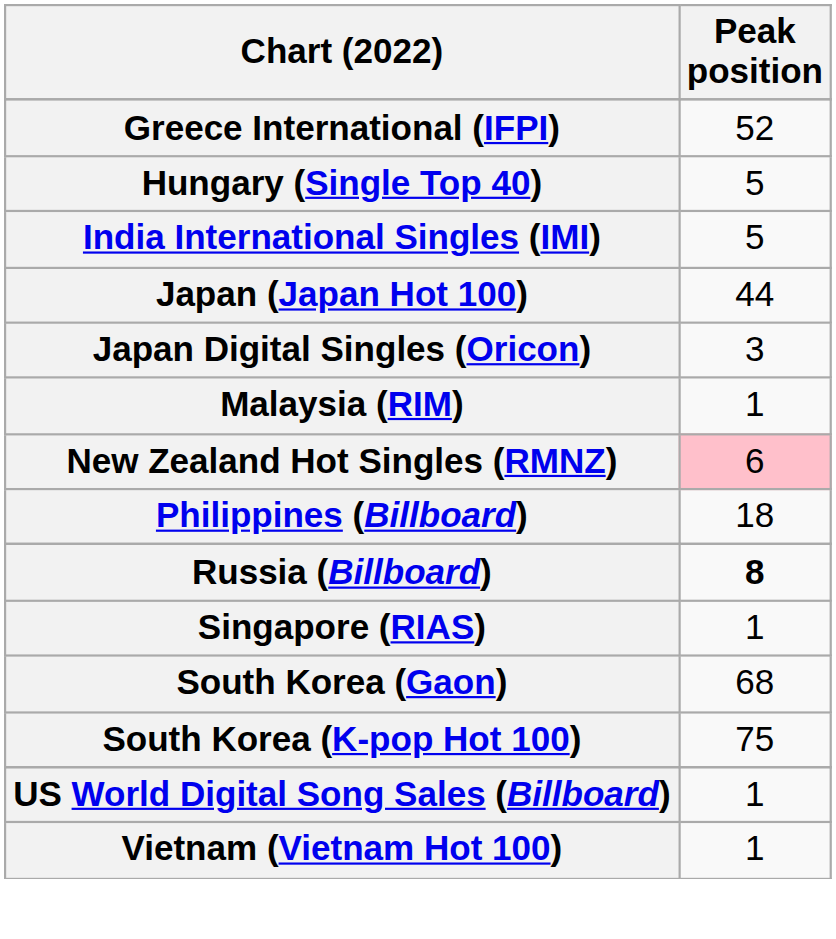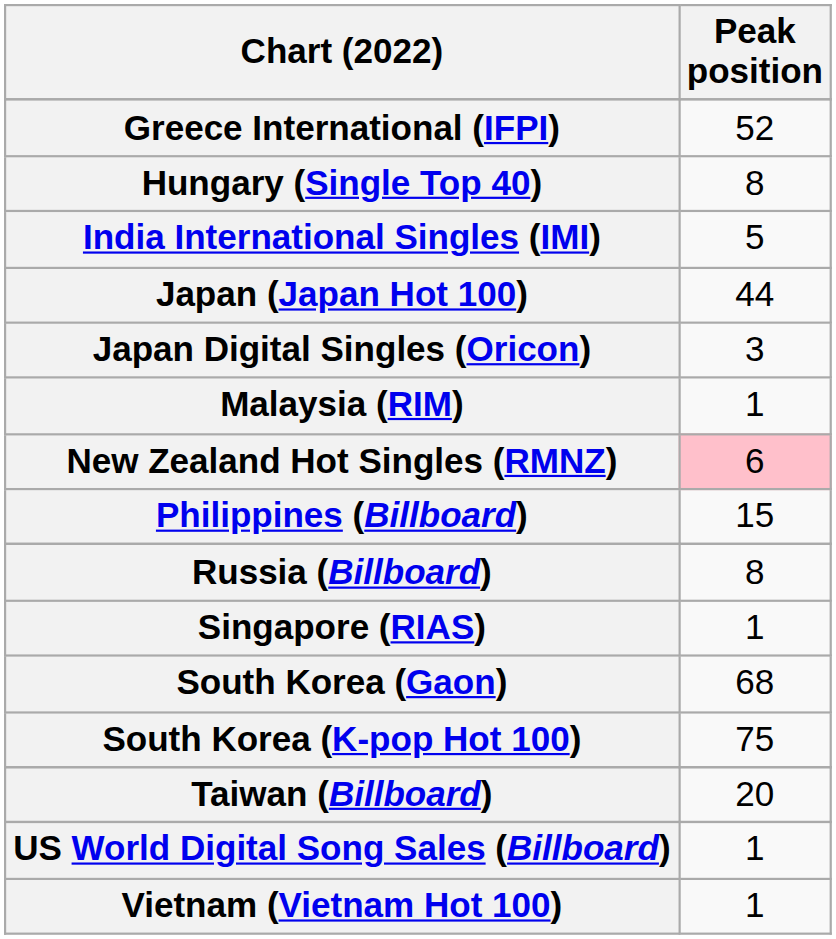(755, 182) 5 -> (755, 182) 8
(755, 516) 18 -> (755, 516) 15
(755, 571) bold -> (755, 571) normal
+ row: (342, 794)
